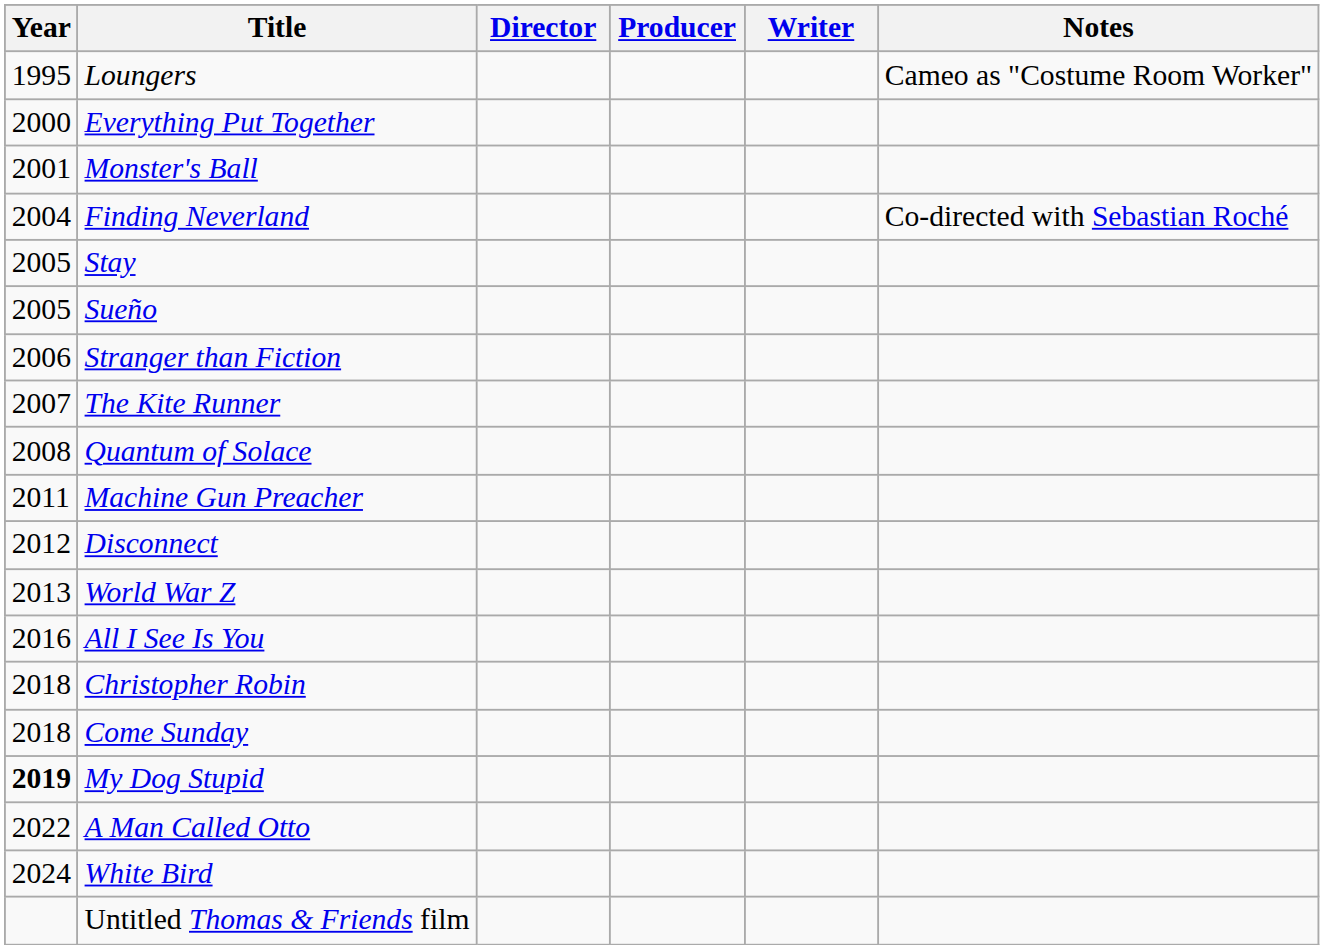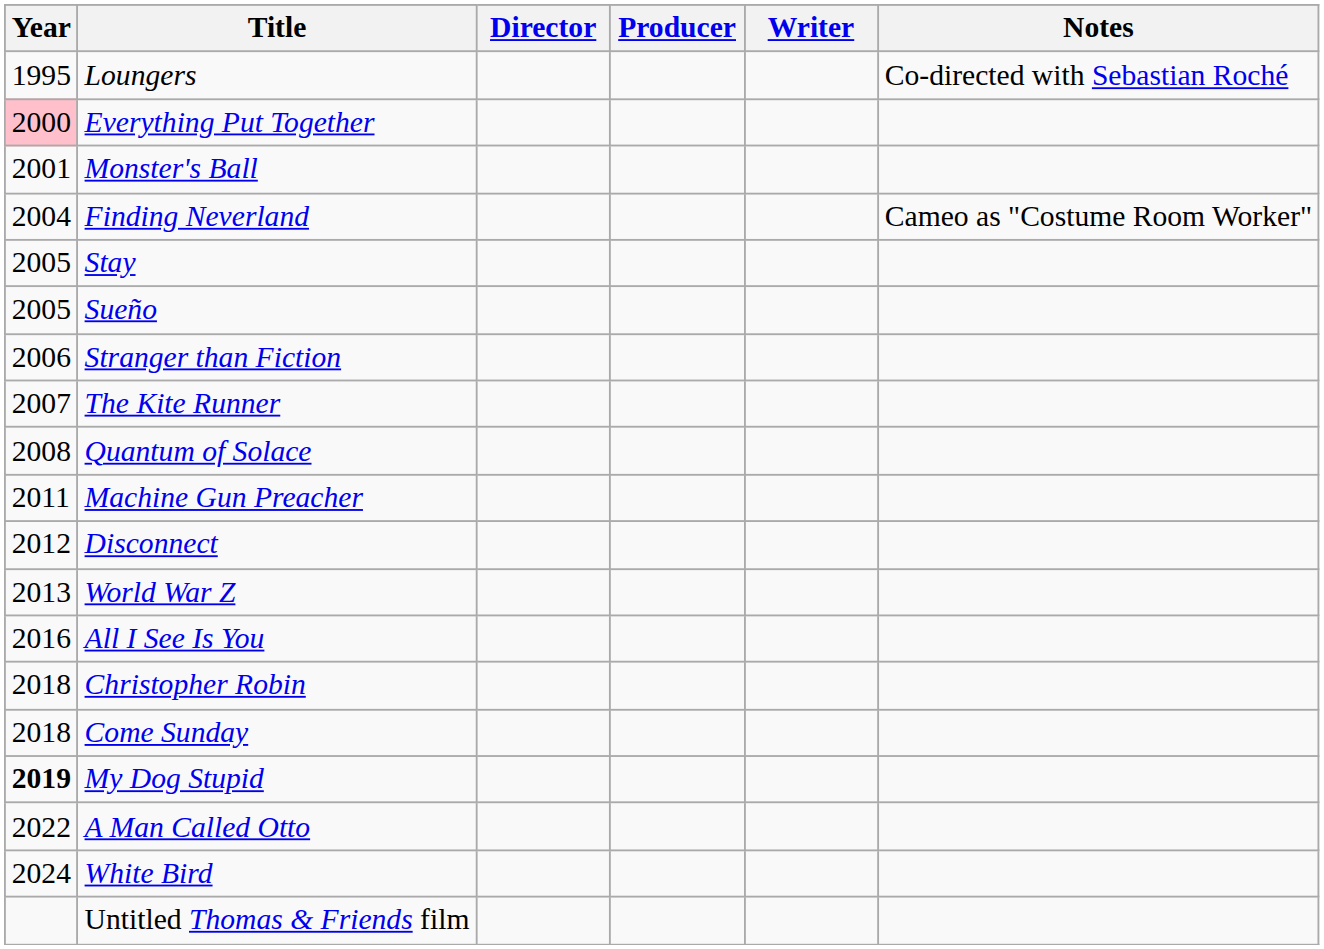(1098, 74) Cameo as "Costume Room Worker" -> (1087, 74) Co-directed with Sebastian Roché
(41, 121) no background -> (41, 121) pink background
(1087, 215) Co-directed with Sebastian Roché -> (1098, 215) Cameo as "Costume Room Worker"
